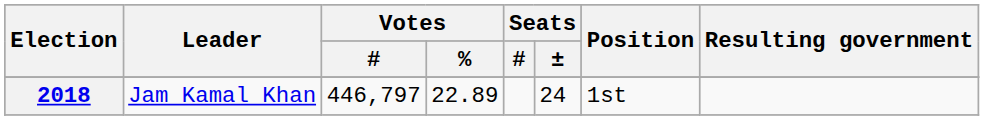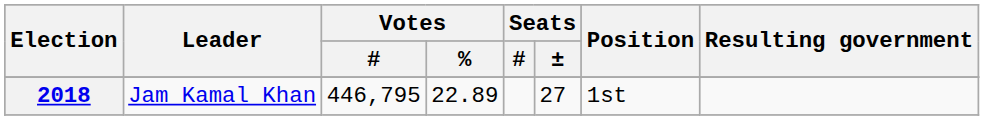(374, 96) 446,797 -> (374, 96) 446,795
(553, 96) 24 -> (553, 96) 27
